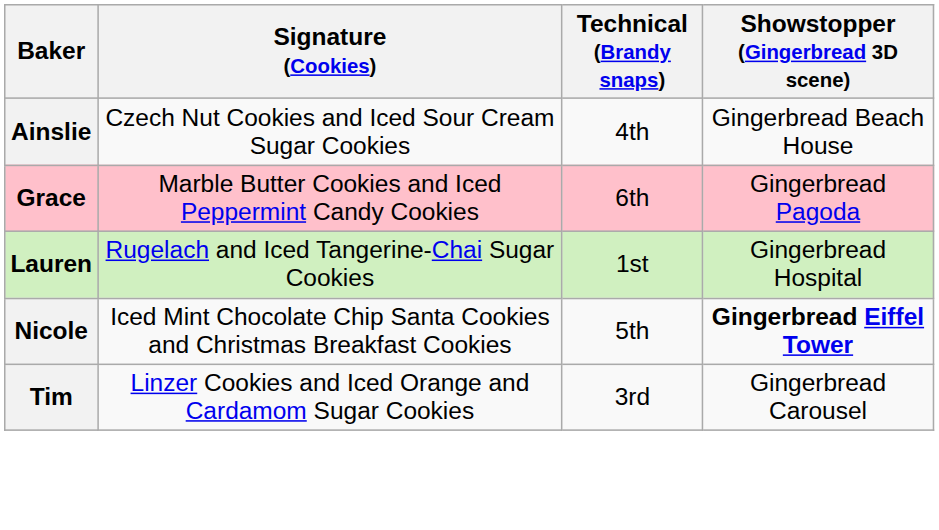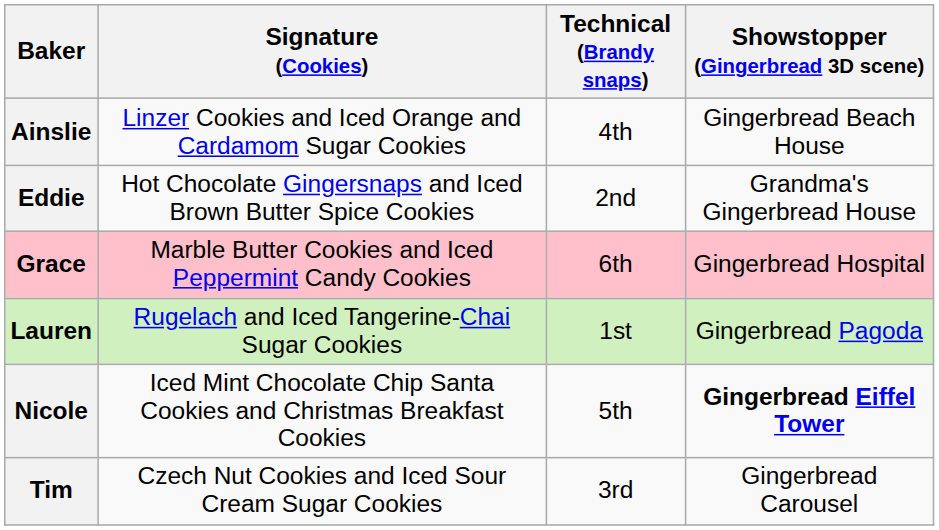(330, 131) Czech Nut Cookies and Iced Sour Cream Sugar Cookies -> (322, 131) Linzer Cookies and Iced Orange and Cardamom Sugar Cookies
+ row: (51, 197)
(818, 197) Gingerbread Pagoda -> (809, 264) Gingerbread Hospital
(818, 264) Gingerbread Hospital -> (809, 330) Gingerbread Pagoda
(330, 397) Linzer Cookies and Iced Orange and Cardamom Sugar Cookies -> (322, 490) Czech Nut Cookies and Iced Sour Cream Sugar Cookies
